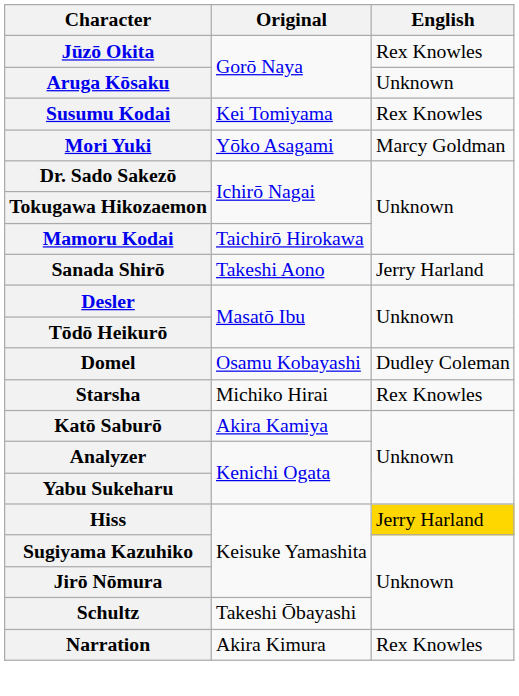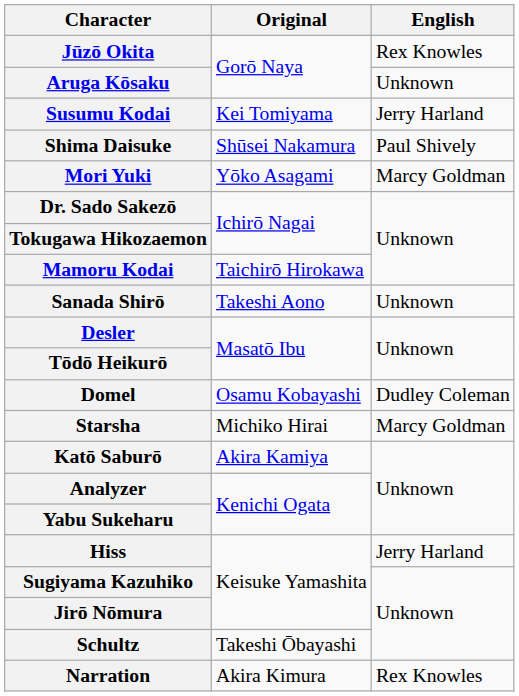(429, 113) Rex Knowles -> (430, 113) Jerry Harland
+ row: (108, 144)
(430, 269) Jerry Harland -> (415, 301) Unknown
(429, 394) Rex Knowles -> (441, 425) Marcy Goldman
(430, 519) gold background -> (430, 550) no background
